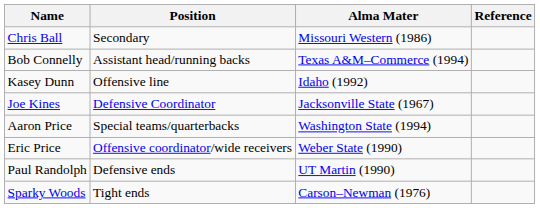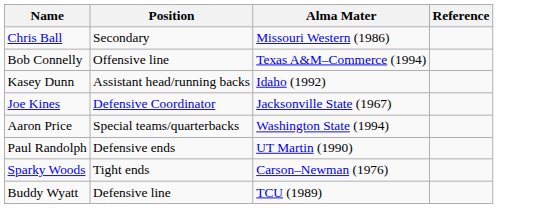(172, 60) Assistant head/running backs -> (131, 60) Offensive line
(131, 82) Offensive line -> (172, 82) Assistant head/running backs
- row: (34, 148)
+ row: (43, 192)
